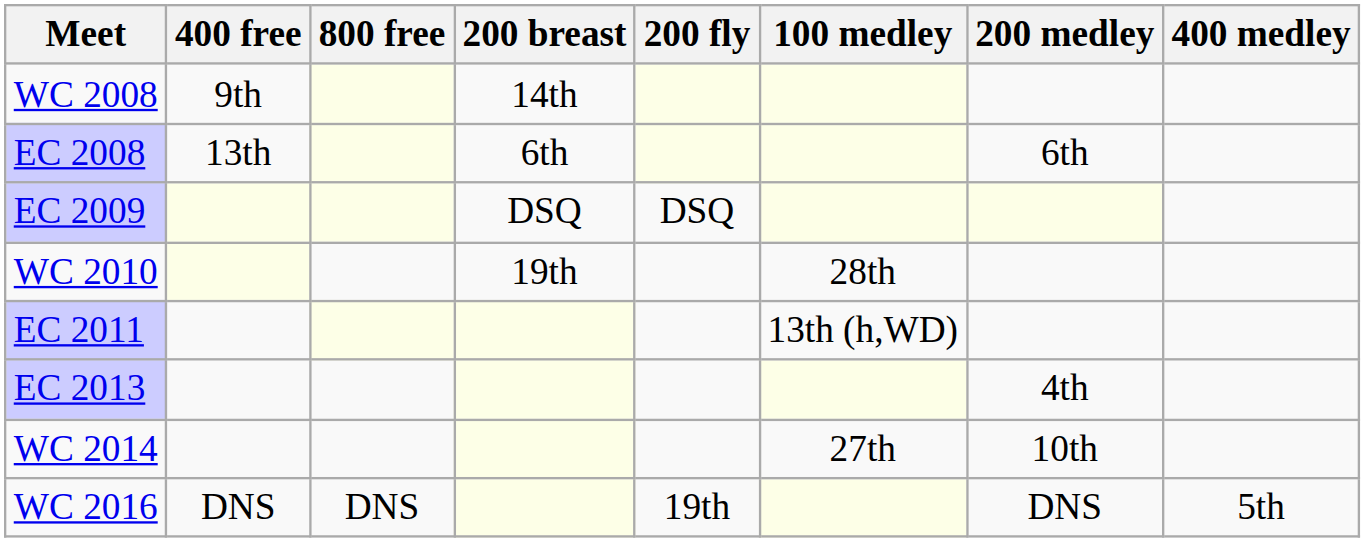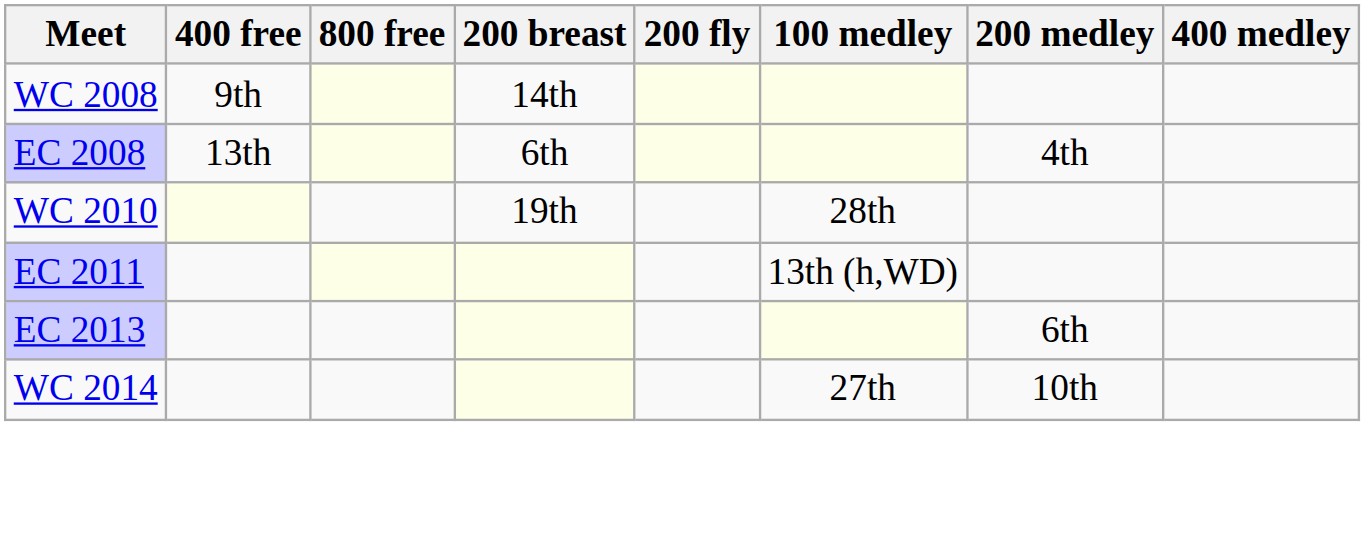(1065, 152) 6th -> (1065, 152) 4th
- row: (80, 211)
(1065, 388) 4th -> (1065, 329) 6th
- row: (86, 507)
